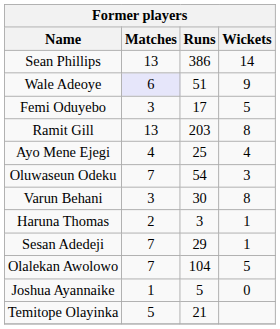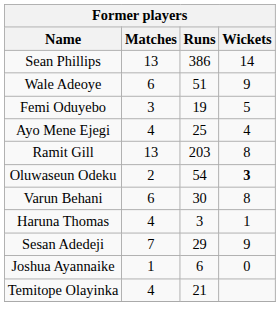(151, 84) lavender background -> (151, 84) no background
(200, 107) 17 -> (200, 107) 19
rows swapped: (63, 152) <-> (63, 130)
(151, 175) 7 -> (151, 175) 2
(247, 175) normal -> (247, 175) bold
(151, 198) 3 -> (151, 198) 6
(151, 221) 2 -> (151, 221) 4
(247, 244) 1 -> (247, 244) 9
- row: (63, 267)
(200, 289) 5 -> (200, 267) 6
(151, 312) 5 -> (151, 289) 4
